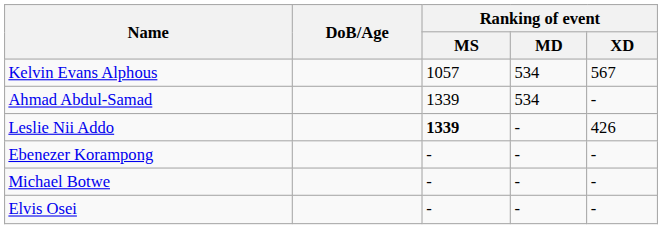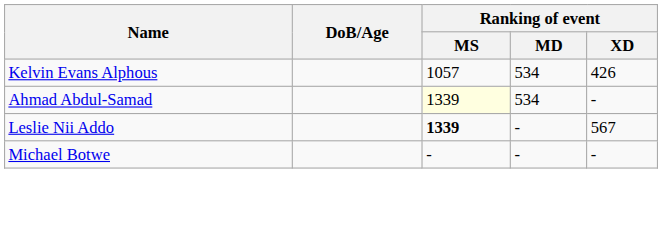(603, 72) 567 -> (603, 72) 426
(443, 100) no background -> (443, 100) lightyellow background
(603, 127) 426 -> (603, 127) 567
- row: (81, 154)
- row: (43, 209)
